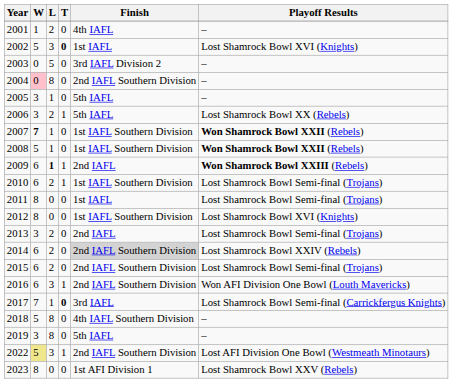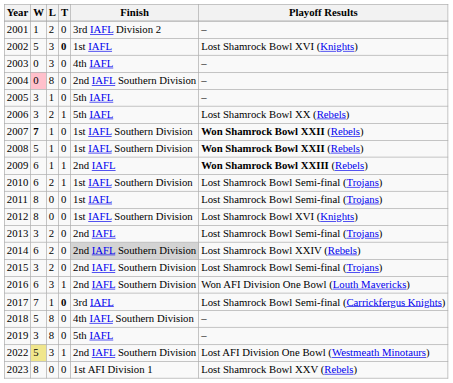(93, 30) 4th IAFL -> (117, 30) 3rd IAFL Division 2
(52, 64) 5 -> (52, 64) 3
(117, 64) 3rd IAFL Division 2 -> (93, 64) 4th IAFL
(52, 166) bold -> (52, 166) normal
(36, 268) 6 -> (36, 268) 3
